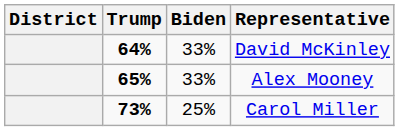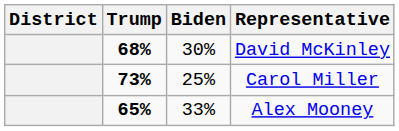(134, 50) 64% -> (134, 50) 68%
(198, 50) 33% -> (198, 50) 30%
rows swapped: (312, 80) <-> (312, 110)
